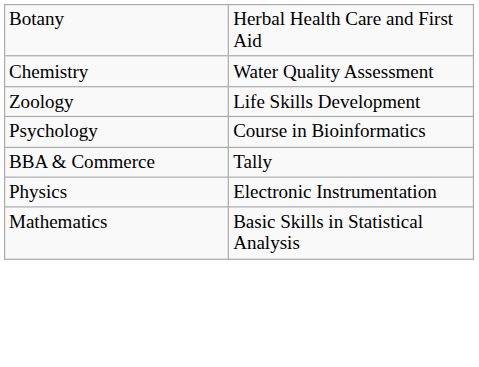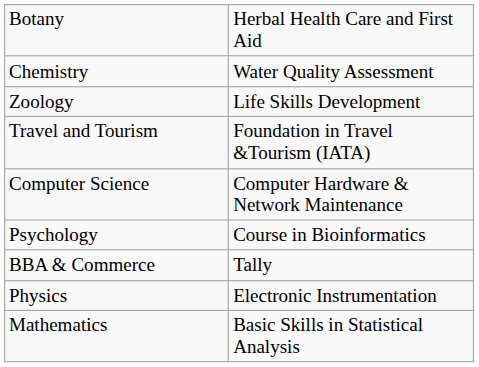+ row: (83, 131)
+ row: (79, 183)
